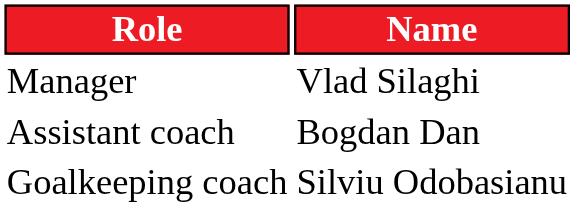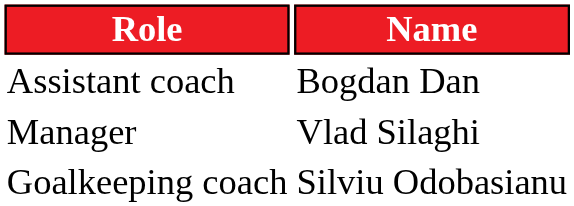rows swapped: (72, 81) <-> (121, 131)
